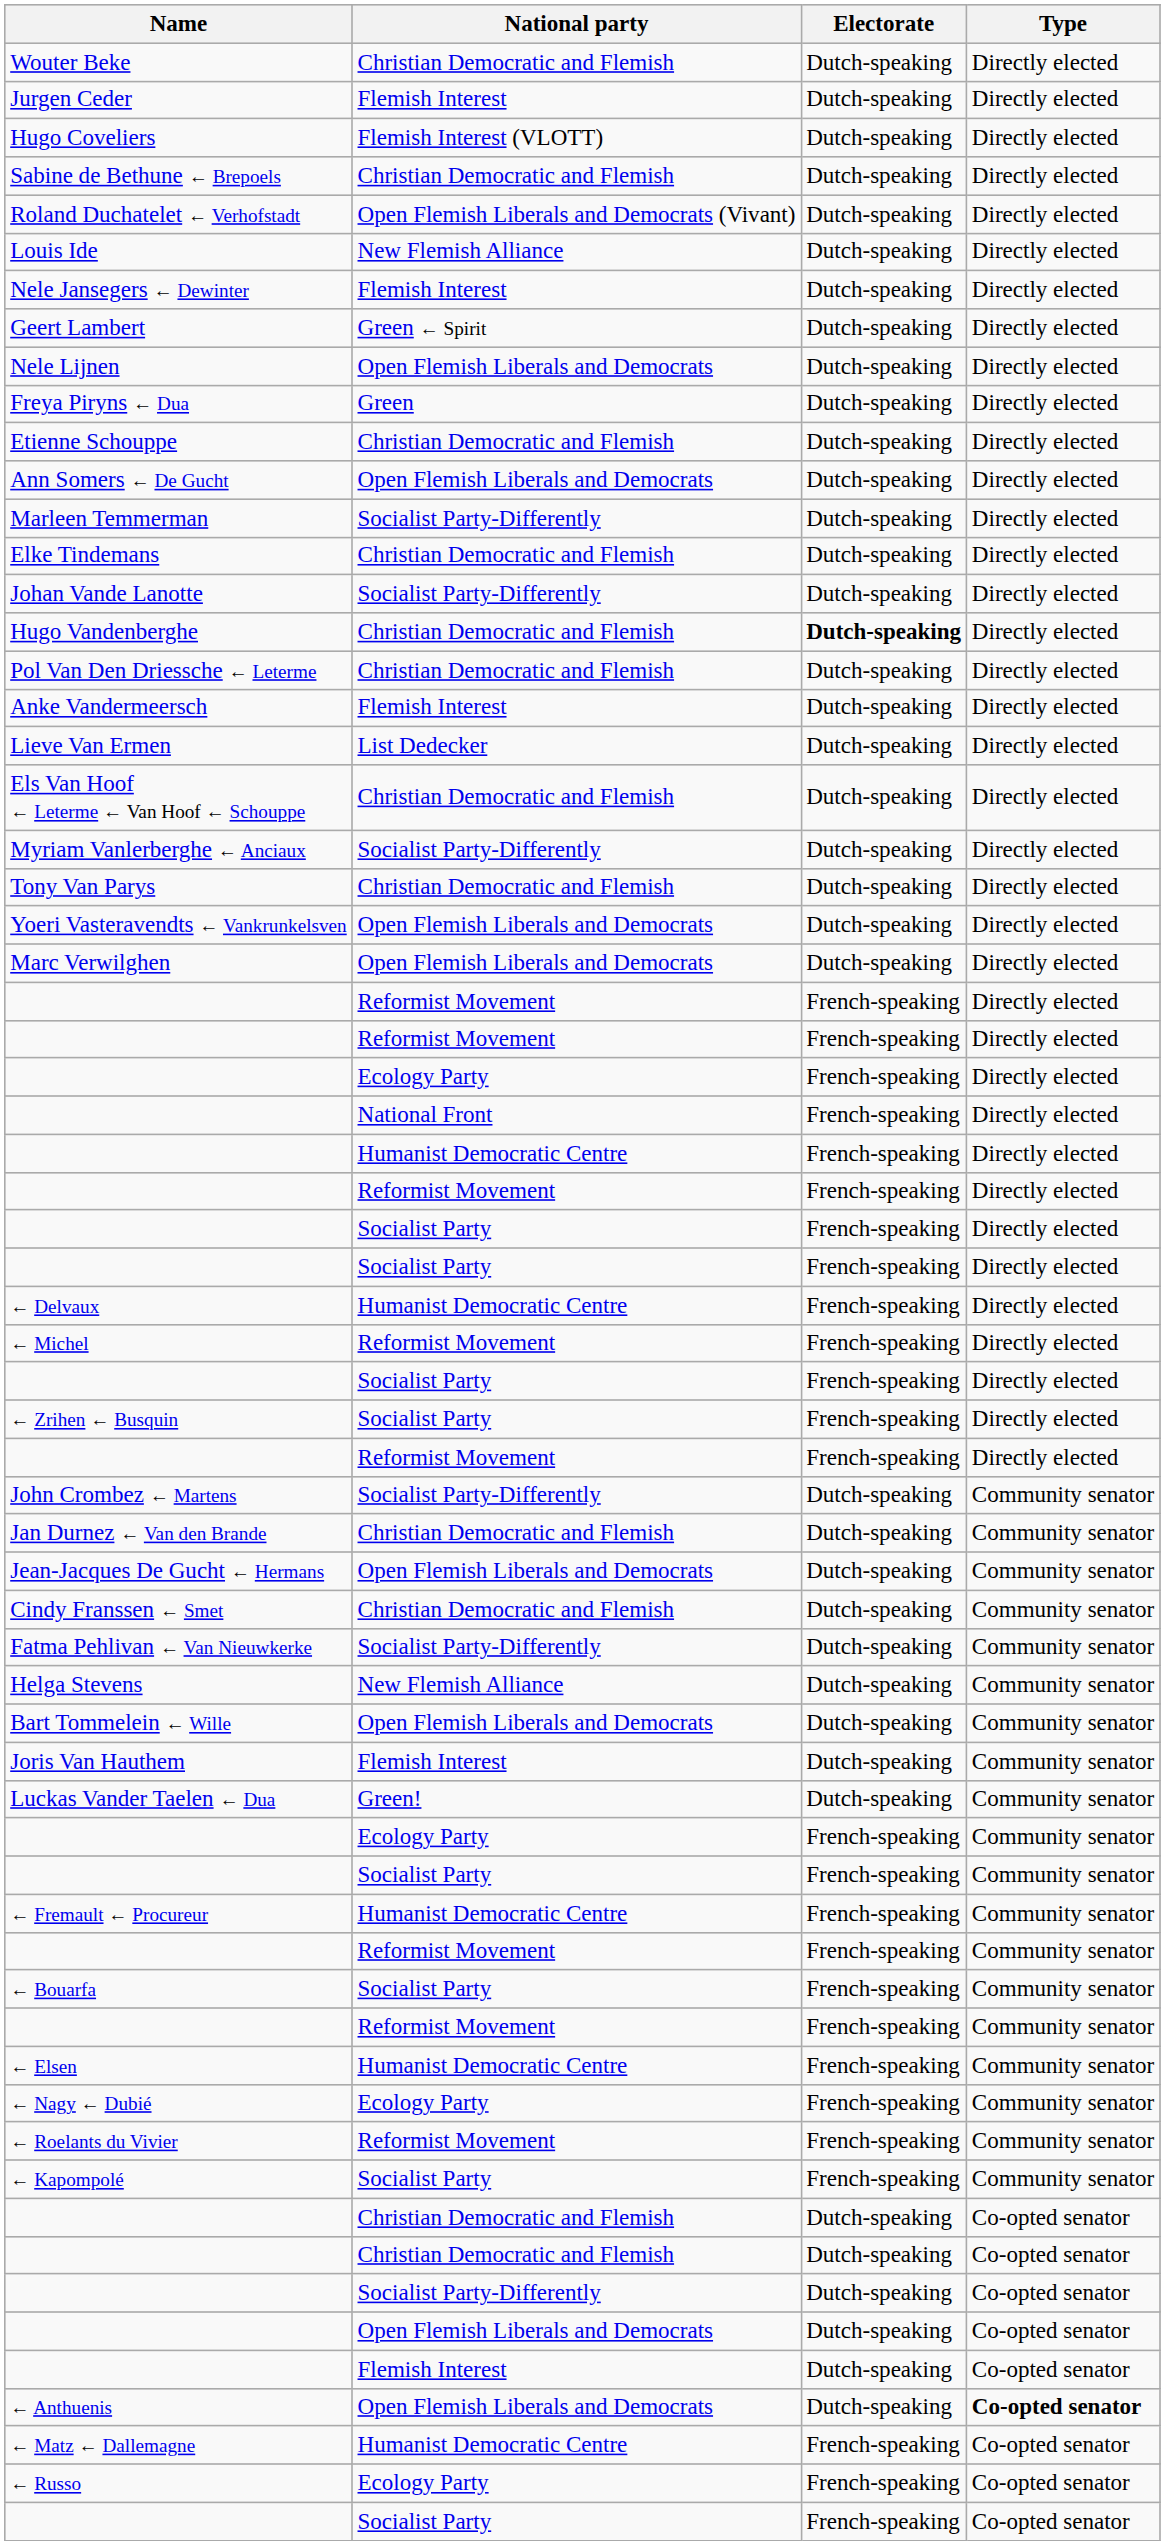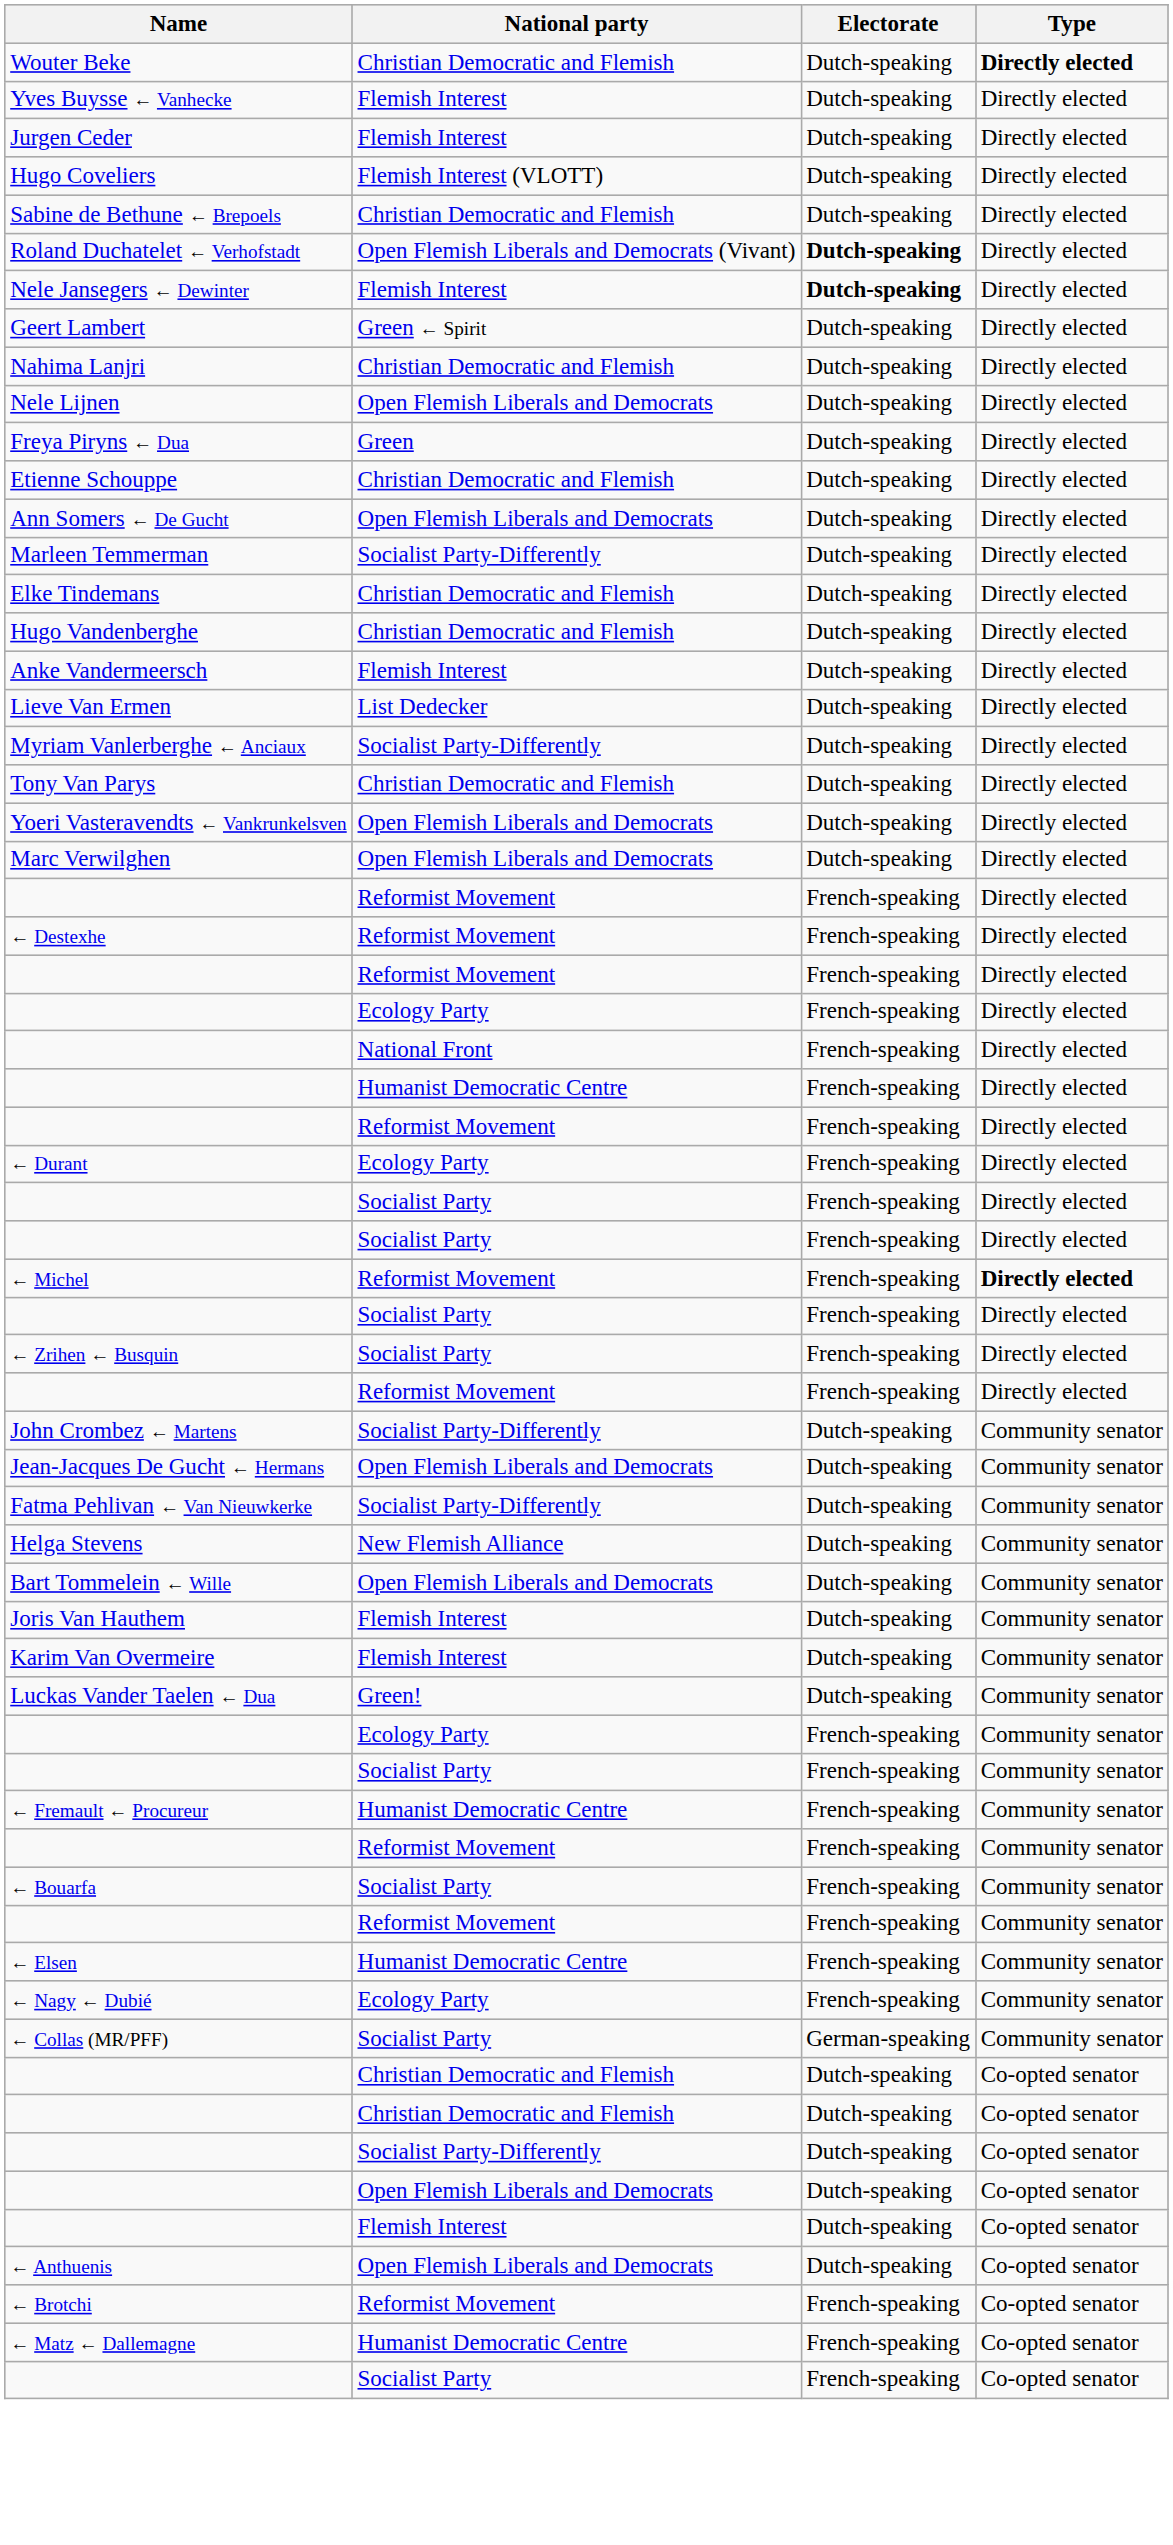(1045, 61) normal -> (1057, 61) bold
+ row: (121, 99)
(879, 213) normal -> (884, 251) bold
- row: (54, 251)
(879, 289) normal -> (884, 289) bold
+ row: (78, 365)
- row: (107, 593)
(884, 631) bold -> (879, 631) normal
- row: (163, 669)
- row: (158, 797)
+ row: (58, 937)
+ row: (49, 1165)
- row: (55, 1306)
(1045, 1343) normal -> (1057, 1277) bold
- row: (138, 1533)
- row: (117, 1609)
+ row: (112, 1657)
- row: (94, 2142)
- row: (67, 2180)
+ row: (89, 2039)
(1057, 2407) bold -> (1060, 2265) normal
+ row: (51, 2305)
- row: (46, 2484)
